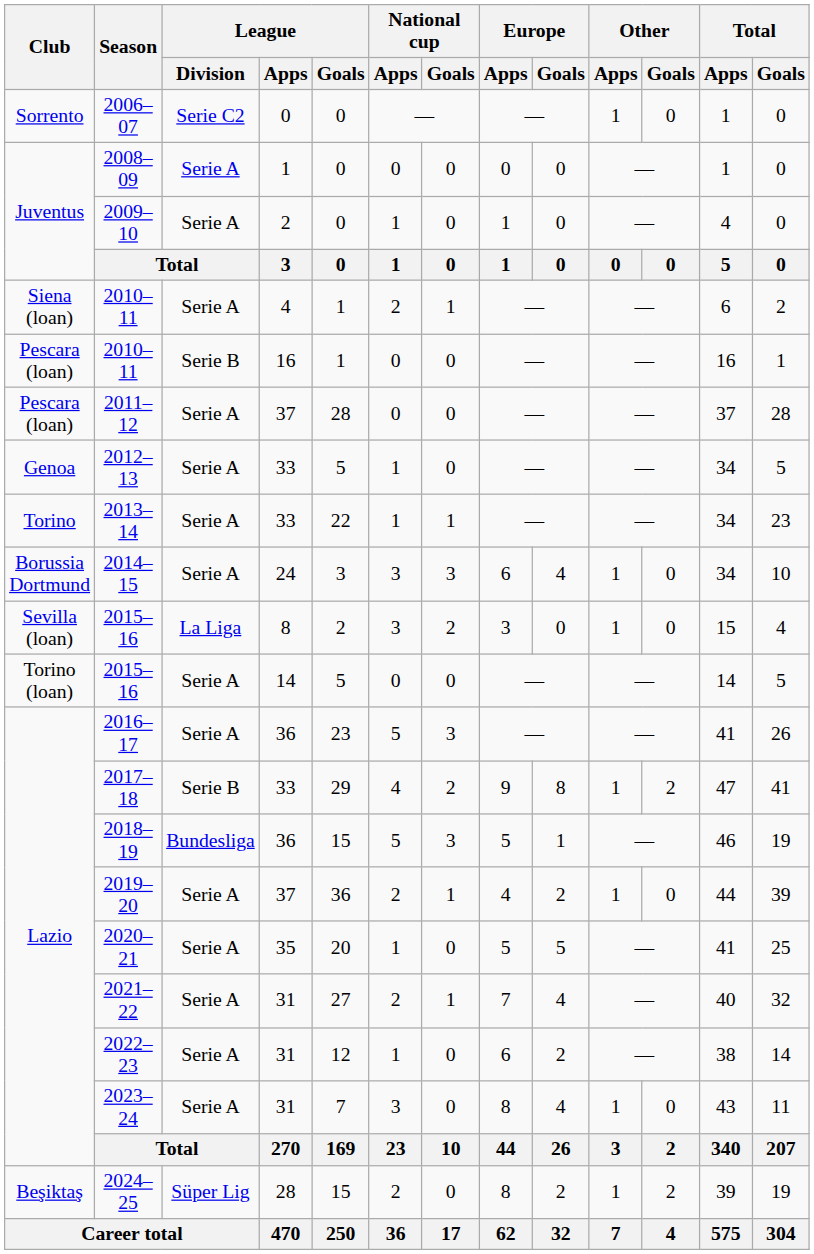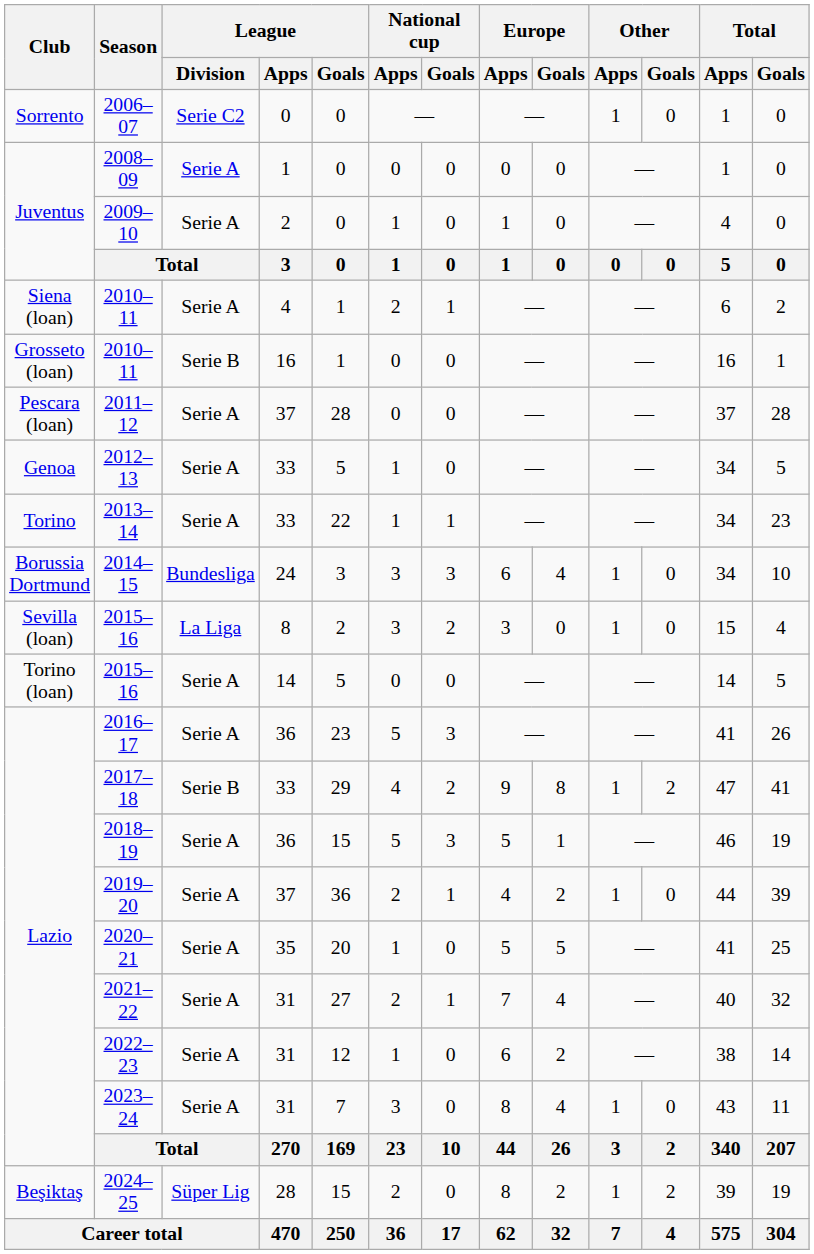(50, 360) Pescara (loan) -> (50, 360) Grosseto (loan)
(210, 573) Serie A -> (210, 573) Bundesliga
(210, 840) Bundesliga -> (210, 840) Serie A
